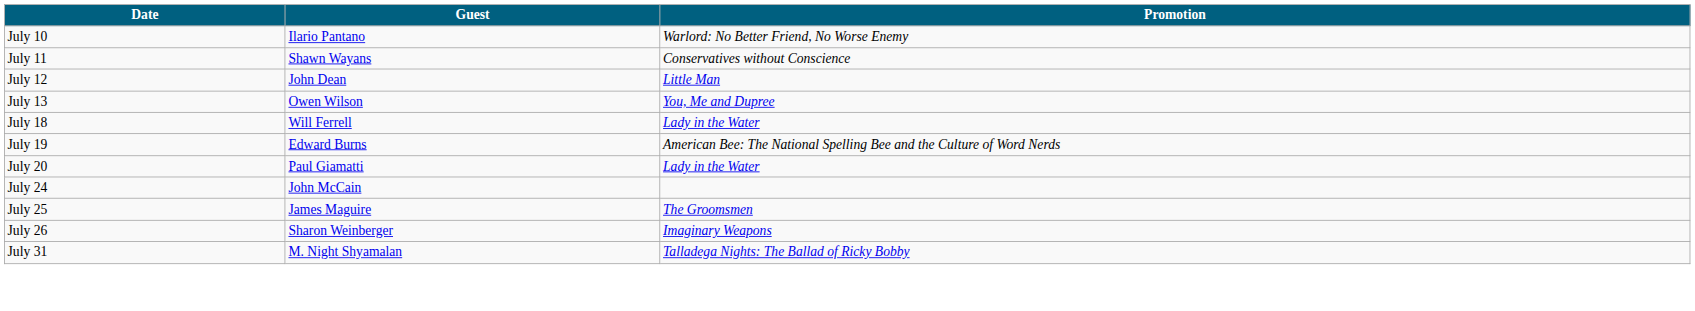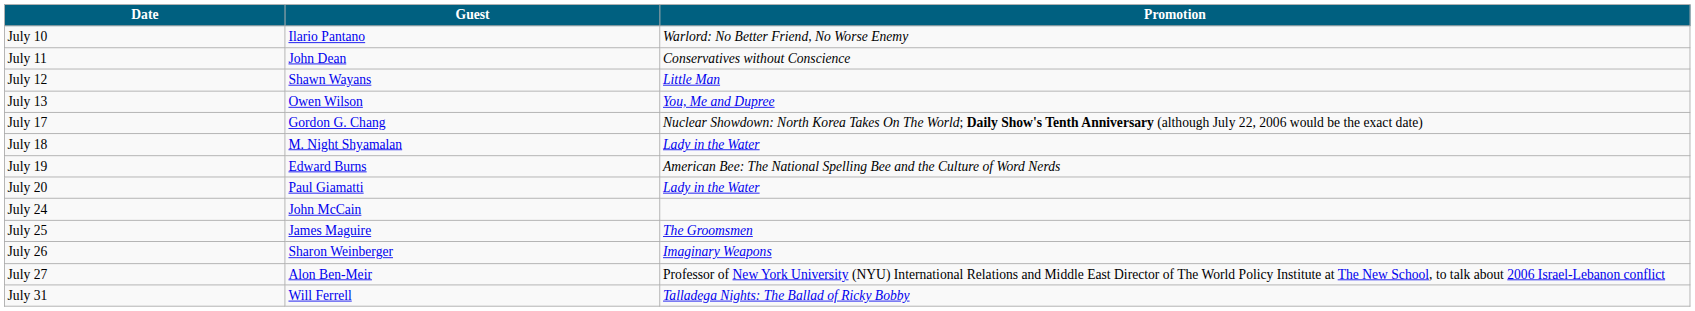(330, 58) Shawn Wayans -> (317, 58) John Dean
(317, 79) John Dean -> (330, 79) Shawn Wayans
+ row: (27, 123)
(320, 123) Will Ferrell -> (345, 144) M. Night Shyamalan
+ row: (27, 274)
(345, 252) M. Night Shyamalan -> (320, 295) Will Ferrell
